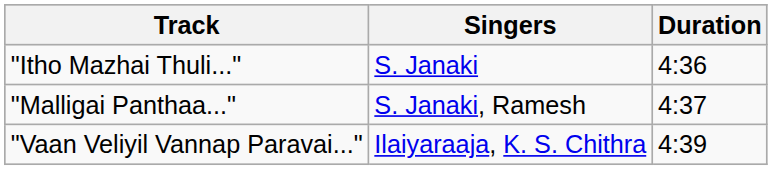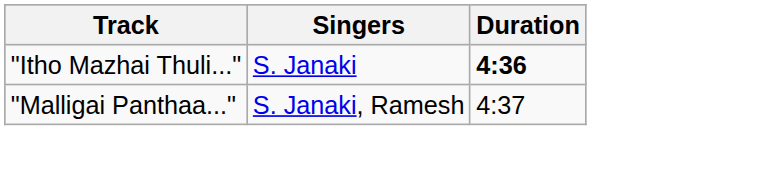(682, 65) normal -> (501, 65) bold
- row: (187, 145)
